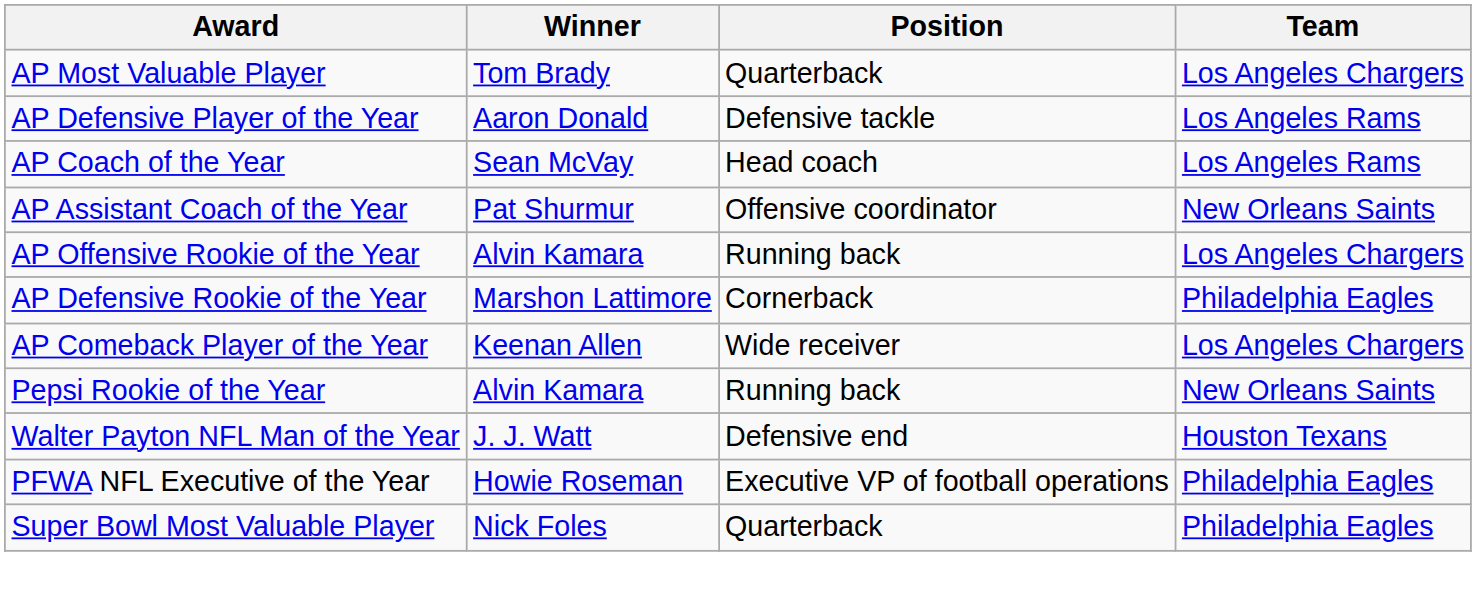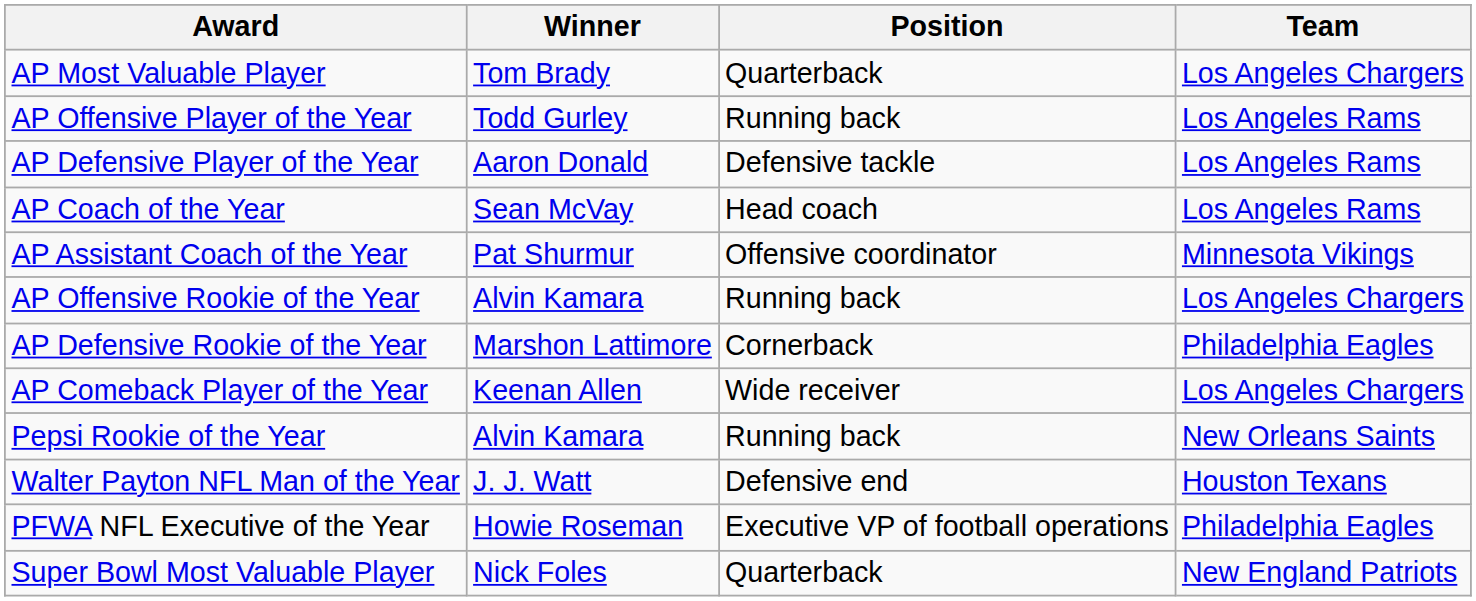+ row: (212, 118)
(1308, 208) New Orleans Saints -> (1298, 254) Minnesota Vikings
(1308, 526) Philadelphia Eagles -> (1320, 572) New England Patriots
